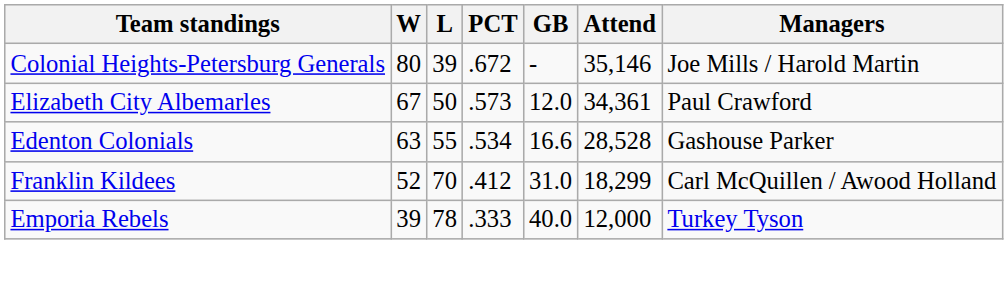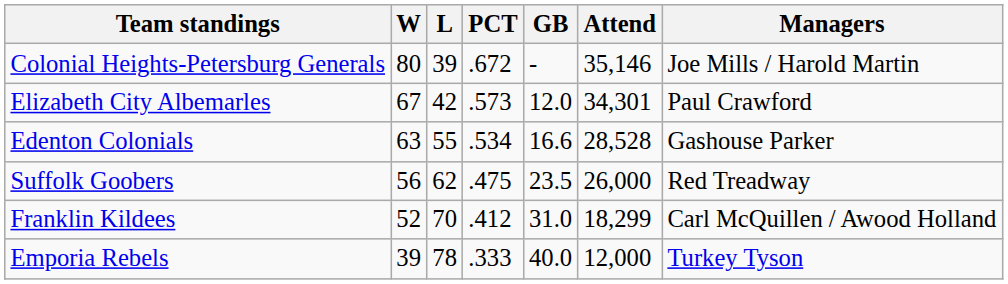(445, 102) 50 -> (445, 102) 42
(617, 102) 34,361 -> (617, 102) 34,301
+ row: (92, 180)
